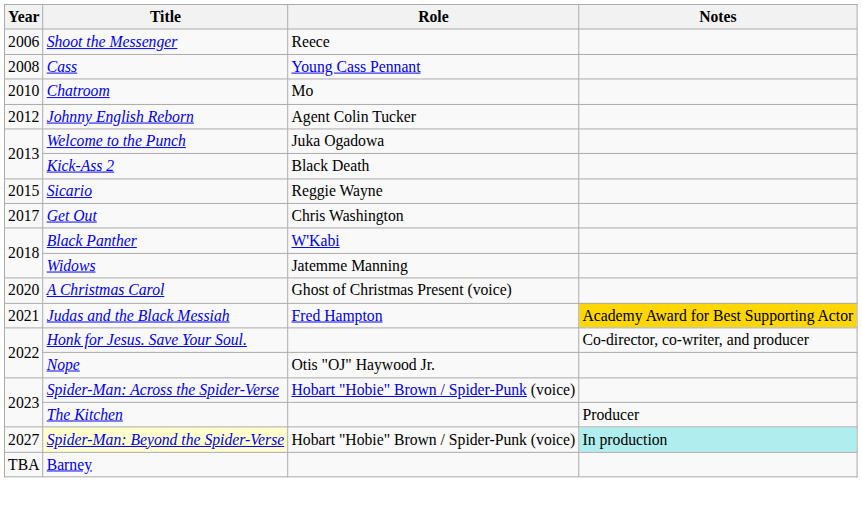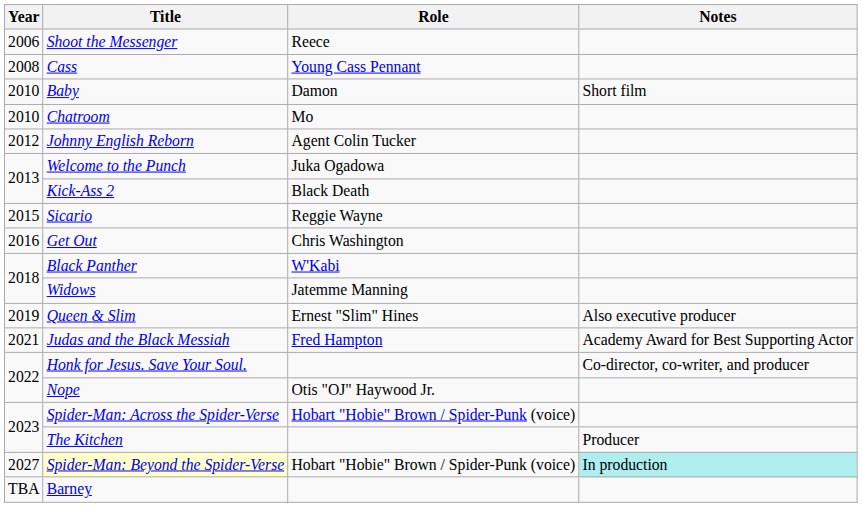+ row: (63, 91)
(24, 215) 2017 -> (24, 240) 2016
+ row: (91, 315)
- row: (106, 290)
(718, 315) gold background -> (718, 340) no background
